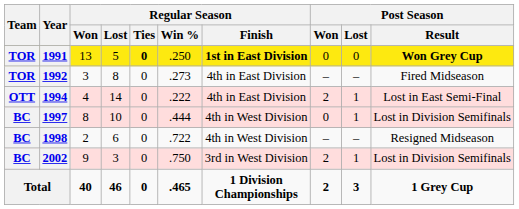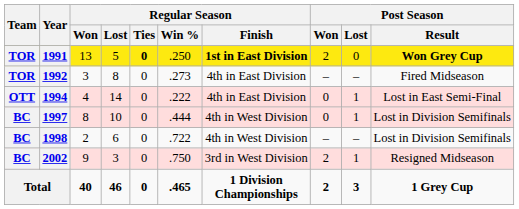(326, 56) 0 -> (326, 56) 2
(326, 97) 2 -> (326, 97) 0
(442, 138) Resigned Midseason -> (442, 138) Lost in Division Semifinals
(442, 158) Lost in Division Semifinals -> (442, 158) Resigned Midseason
